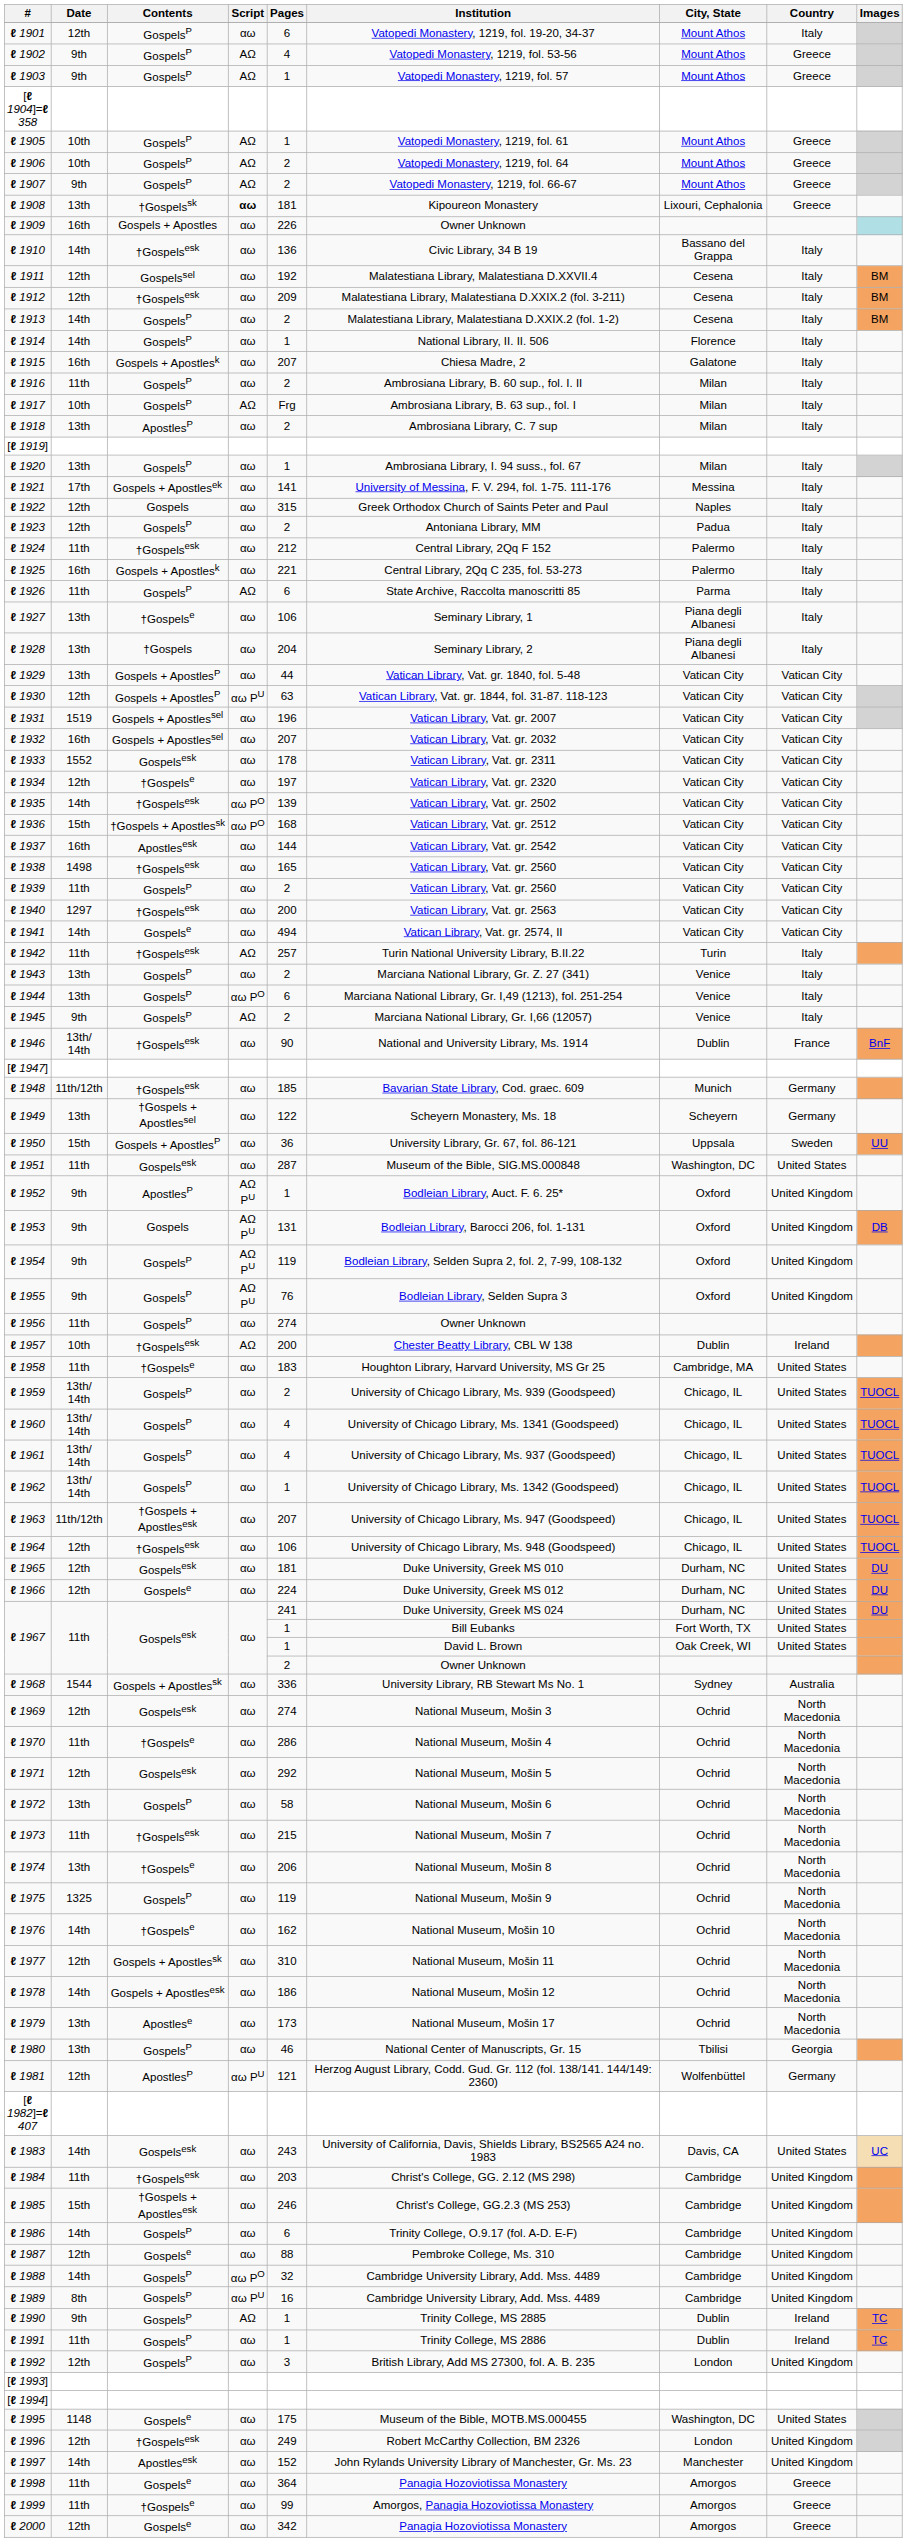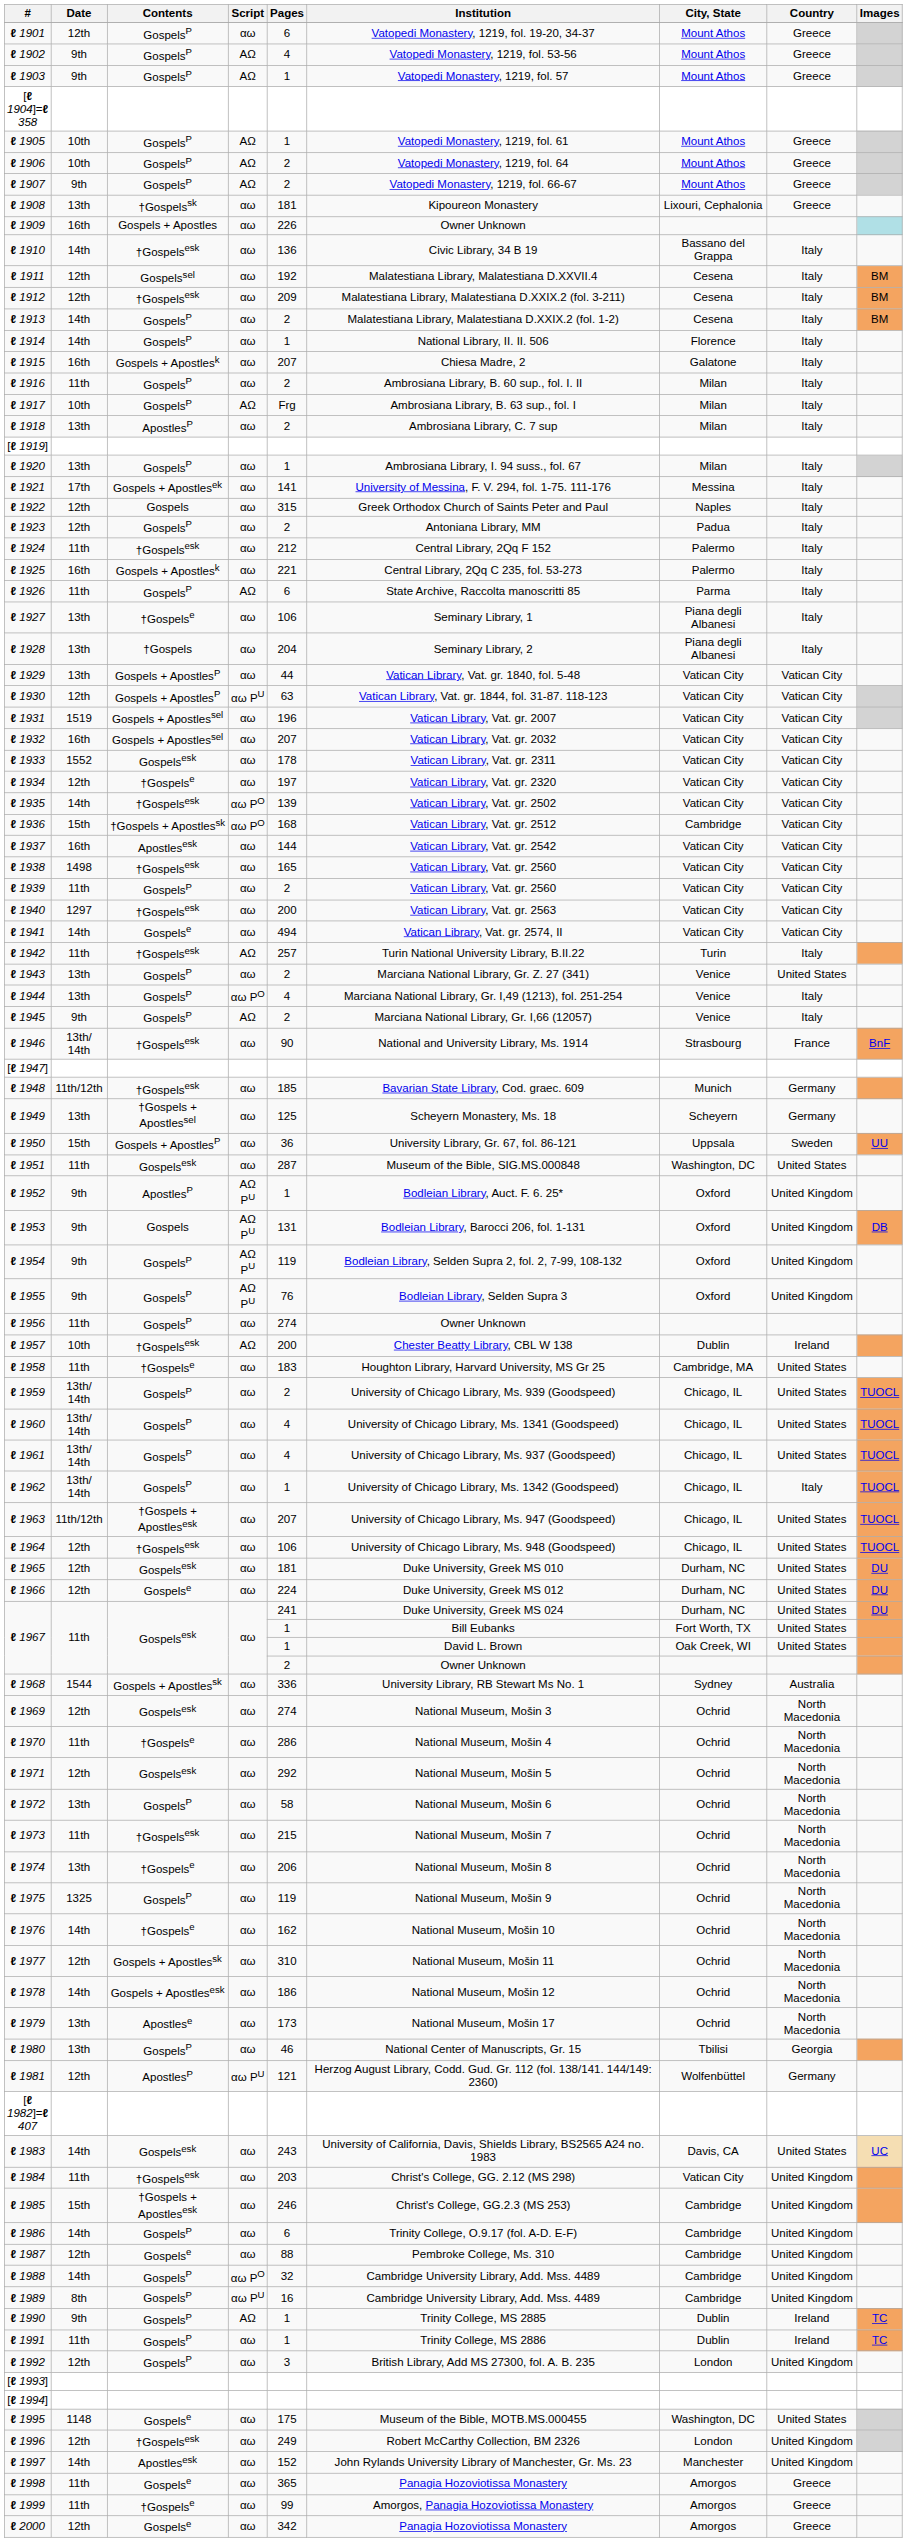(812, 33) Italy -> (812, 33) Greece
(248, 205) bold -> (248, 205) normal
(713, 824) Vatican City -> (713, 824) Cambridge
(812, 974) Italy -> (812, 974) United States
(287, 996) 6 -> (287, 996) 4
(713, 1043) Dublin -> (713, 1043) Strasbourg
(287, 1116) 122 -> (287, 1116) 125
(812, 1486) United States -> (812, 1486) Italy
(713, 2177) Cambridge -> (713, 2177) Vatican City
(287, 2483) 364 -> (287, 2483) 365
